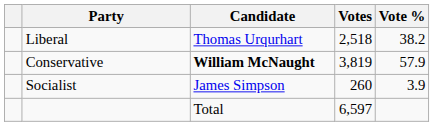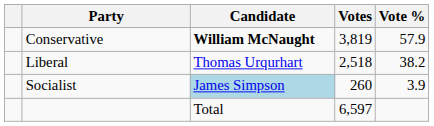rows swapped: (65, 62) <-> (47, 39)
(239, 86) no background -> (239, 86) lightblue background
